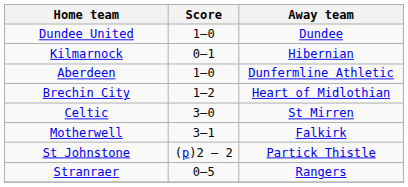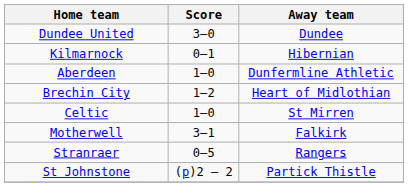(204, 34) 1–0 -> (204, 34) 3–0
(204, 113) 3–0 -> (204, 113) 1–0
rows swapped: (86, 152) <-> (86, 172)
